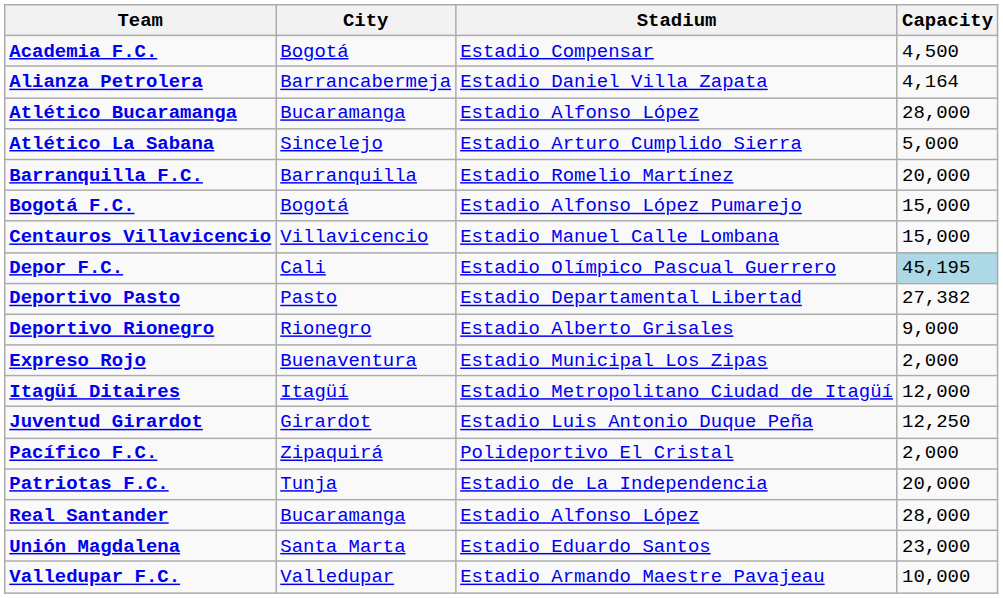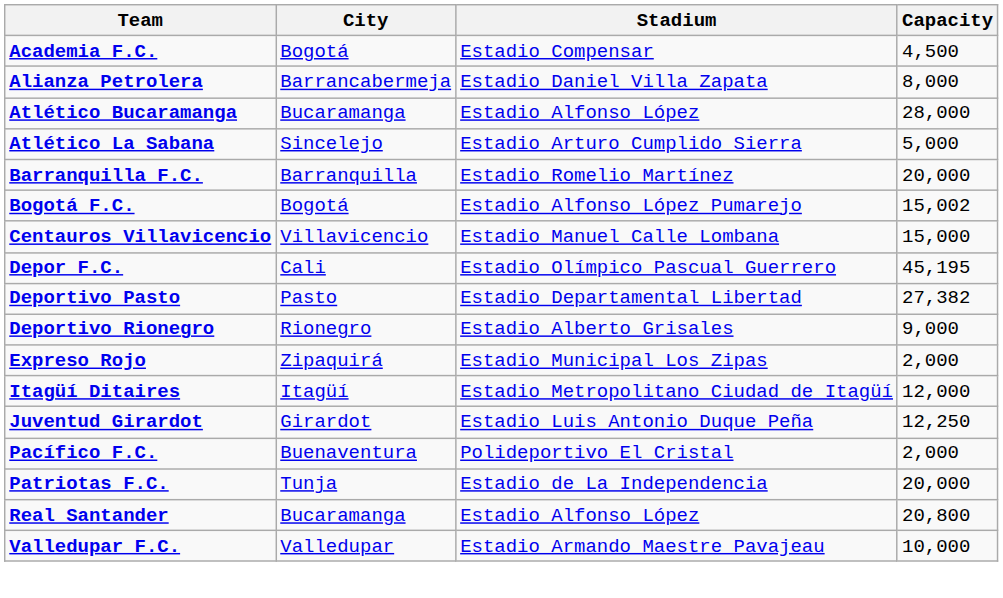(930, 82) 4,164 -> (930, 82) 8,000
(936, 206) 15,000 -> (936, 206) 15,002
(936, 268) lightblue background -> (936, 268) no background
(349, 360) Buenaventura -> (332, 360) Zipaquirá
(332, 453) Zipaquirá -> (349, 453) Buenaventura
(936, 515) 28,000 -> (936, 515) 20,800
- row: (95, 546)
